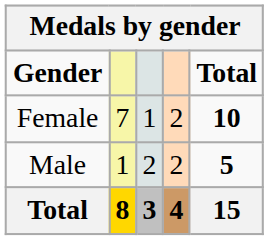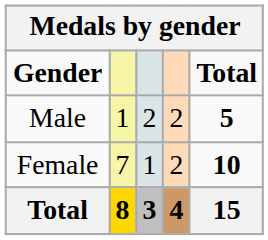rows swapped: (58, 164) <-> (58, 118)
